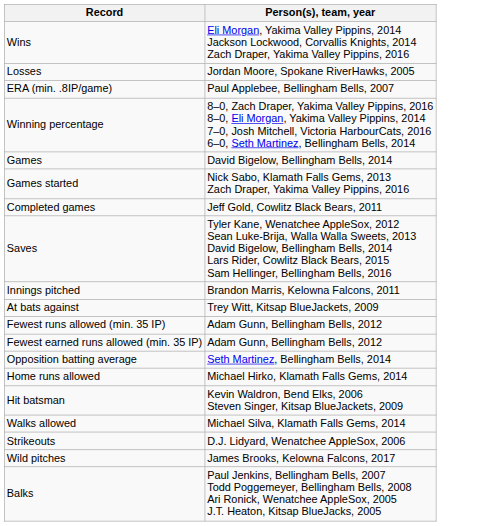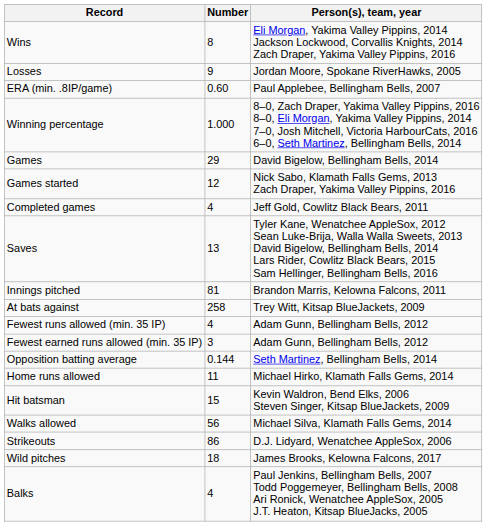+ column: (228, 13)
